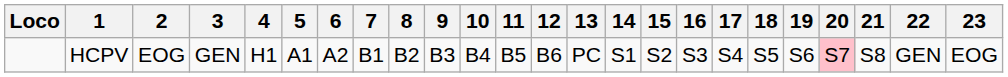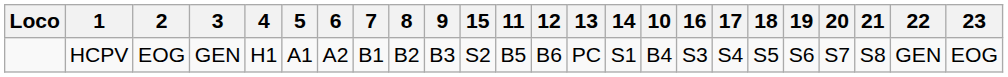columns swapped: (478, 21) <-> (659, 21)
(837, 54) pink background -> (837, 54) no background
